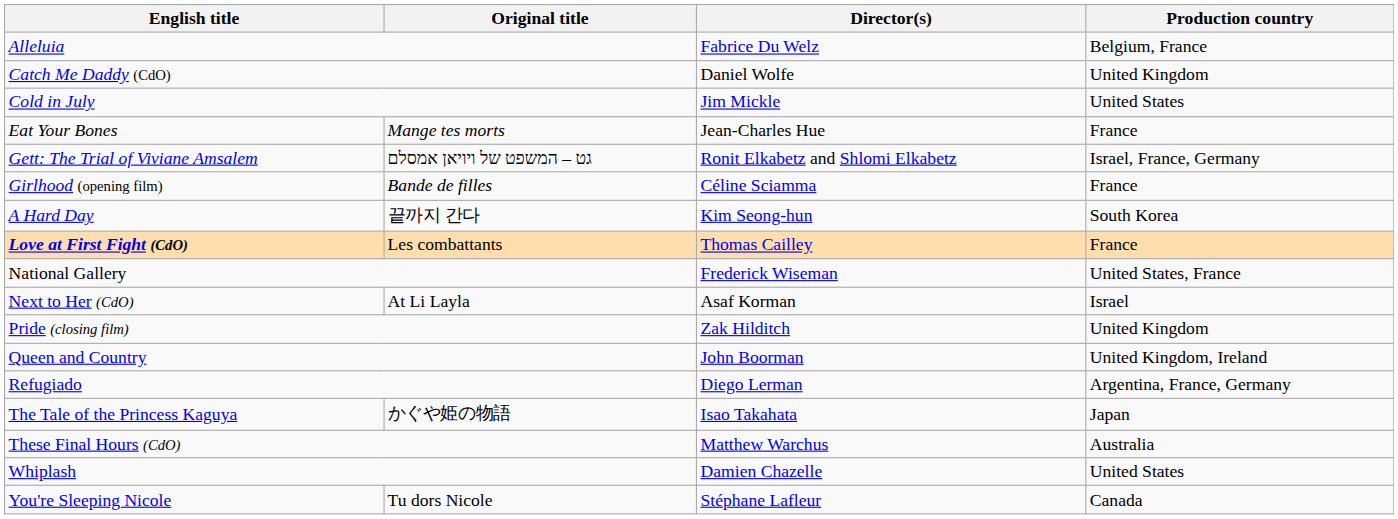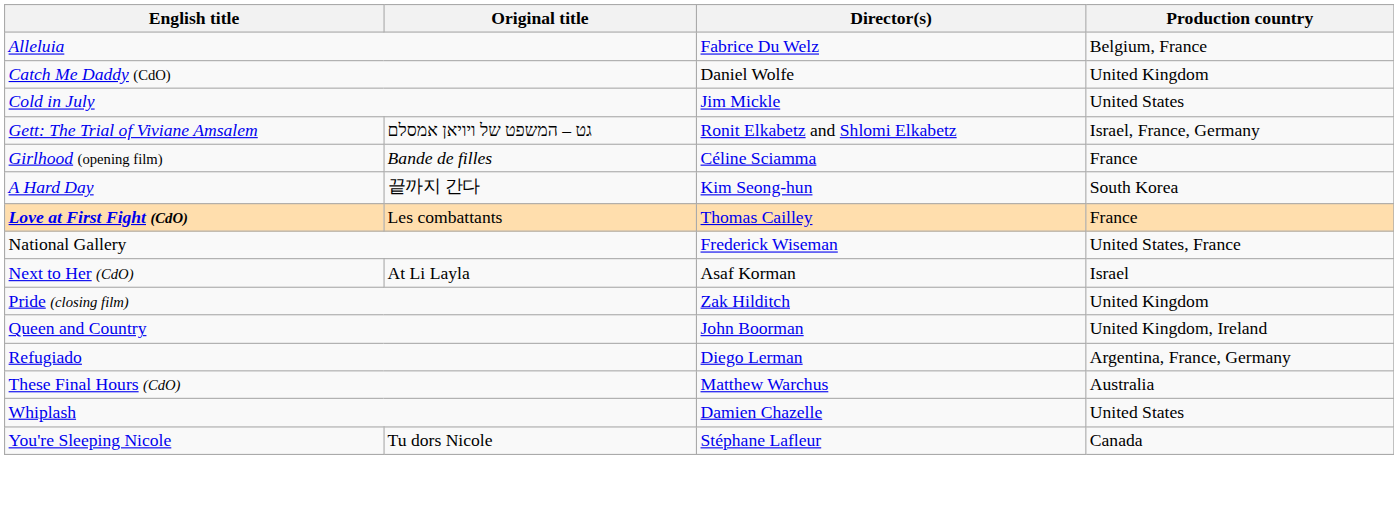- row: (63, 130)
- row: (123, 414)
